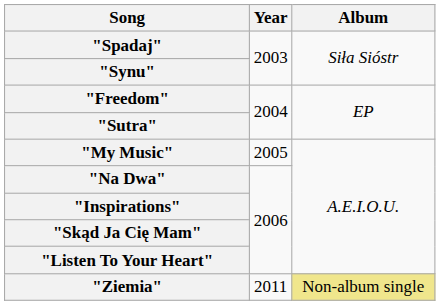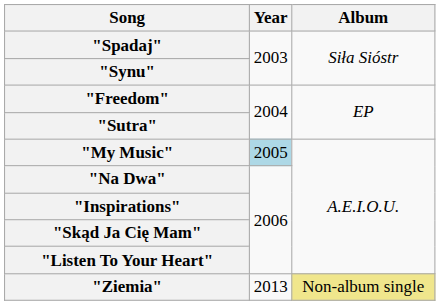(271, 152) no background -> (271, 152) lightblue background
(271, 286) 2011 -> (271, 286) 2013
